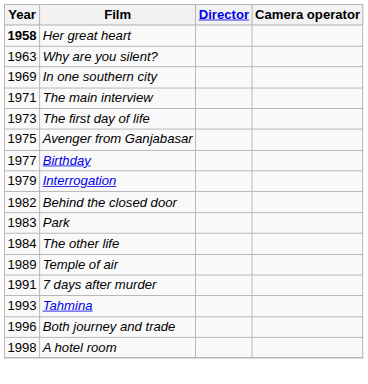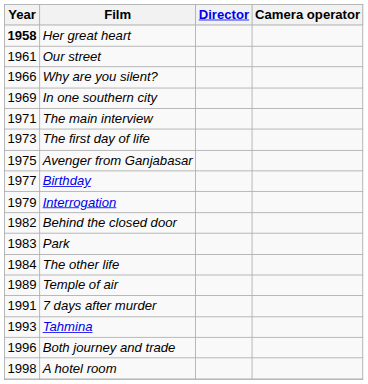+ row: (72, 56)
(22, 56) 1963 -> (22, 77) 1966
